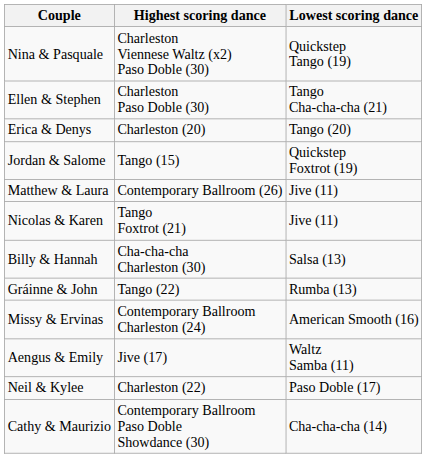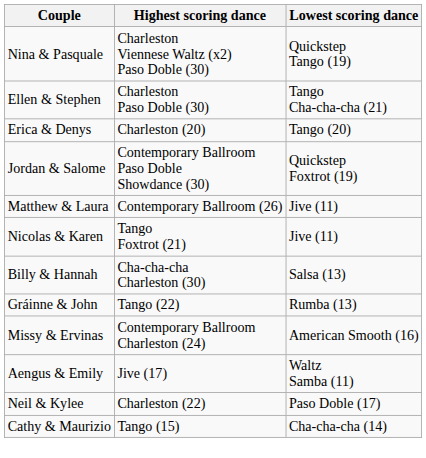(148, 160) Tango (15) -> (186, 168) Contemporary Ballroom Paso Doble Showdance (30)
(186, 426) Contemporary Ballroom Paso Doble Showdance (30) -> (148, 426) Tango (15)
